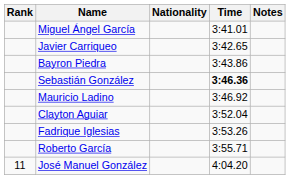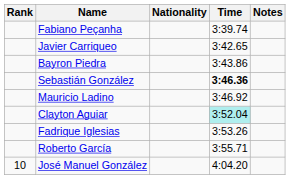+ row: (80, 30)
- row: (87, 30)
(230, 115) no background -> (230, 115) paleturquoise background
(20, 166) 11 -> (20, 166) 10
